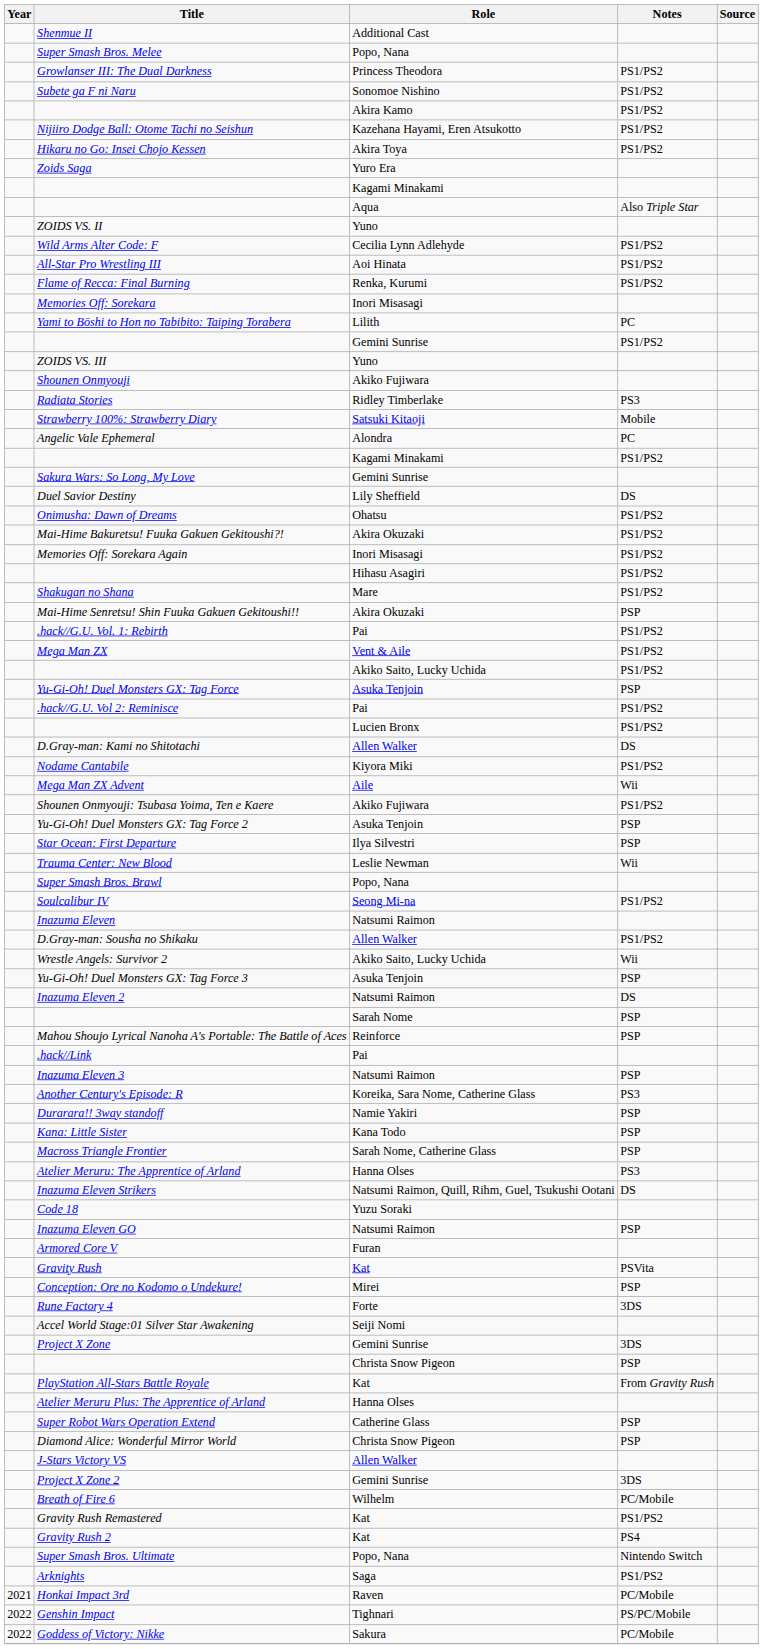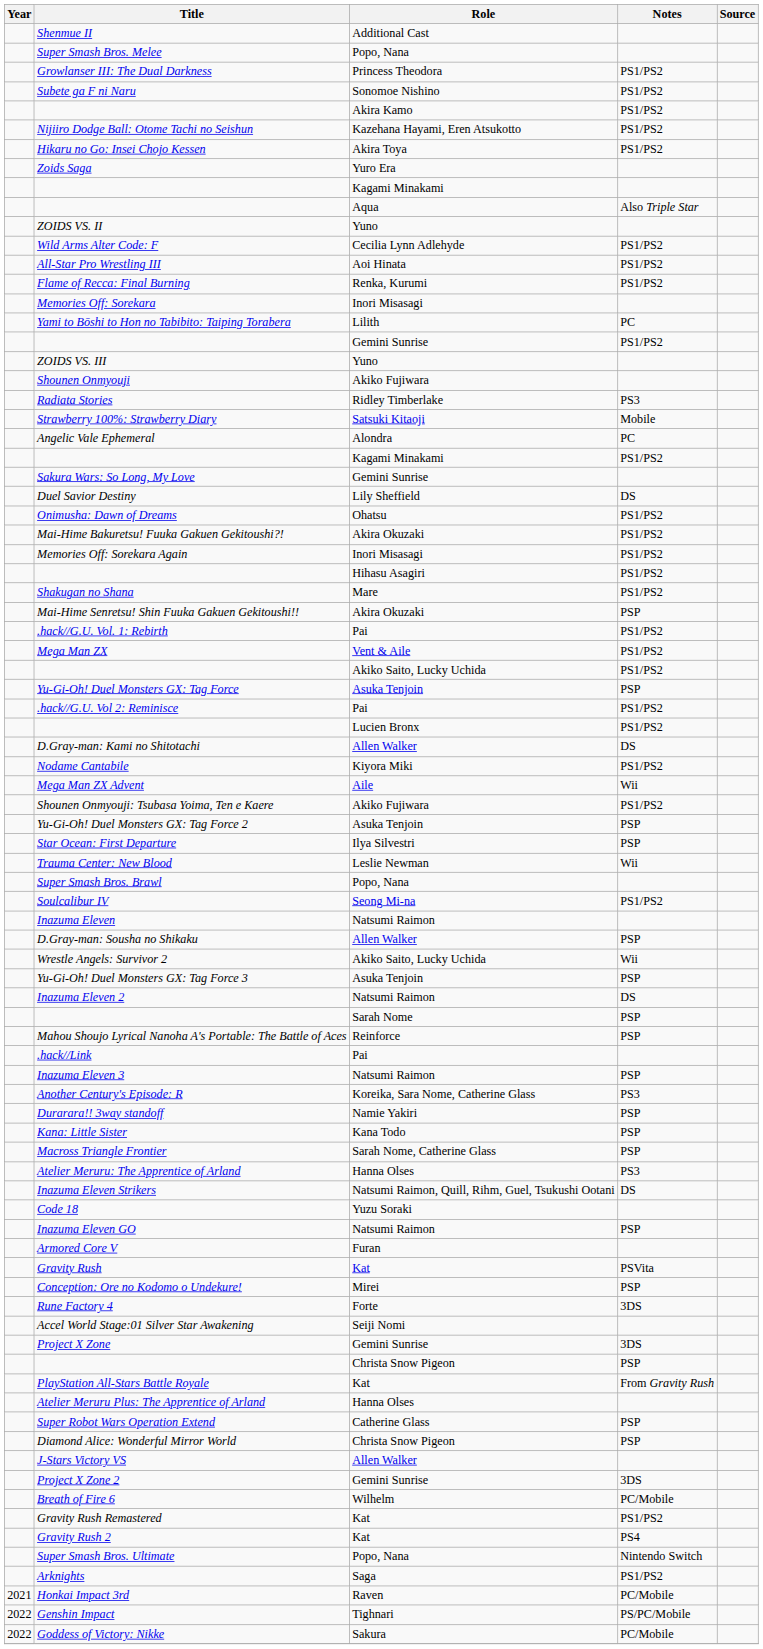(641, 939) PS1/PS2 -> (630, 939) PSP
